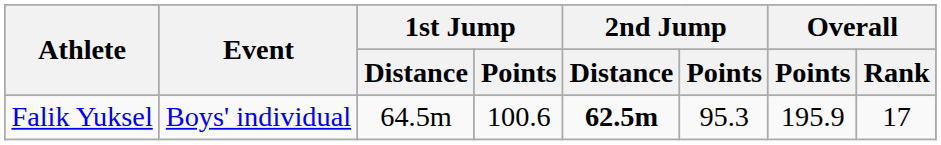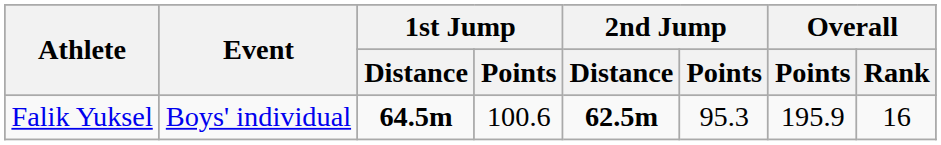(416, 116) normal -> (416, 116) bold
(897, 116) 17 -> (897, 116) 16
